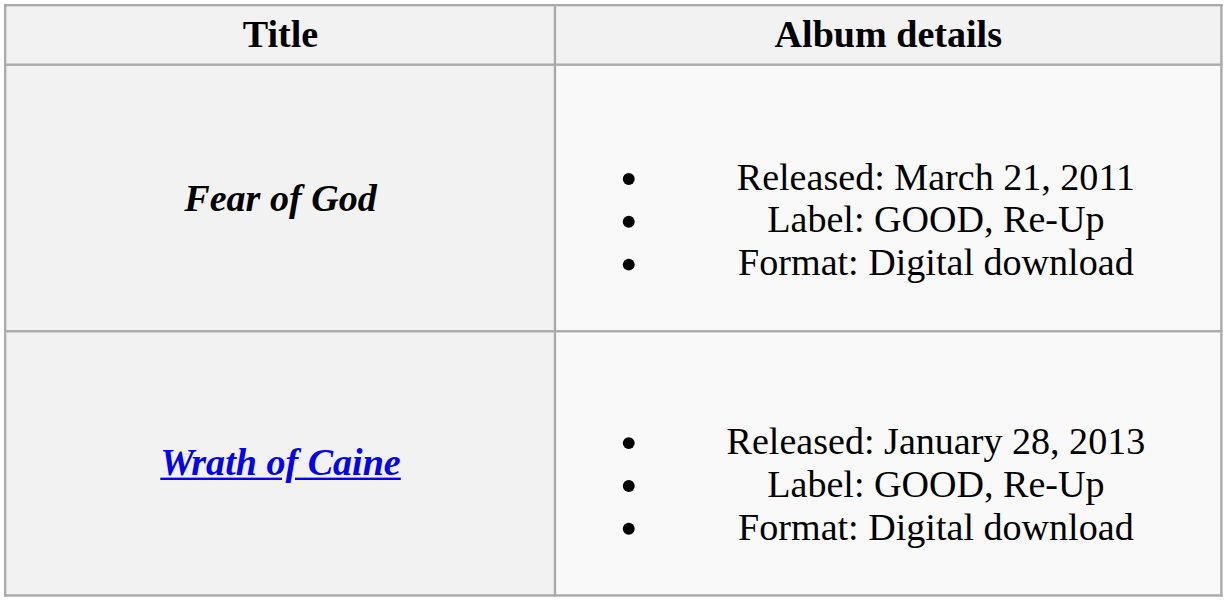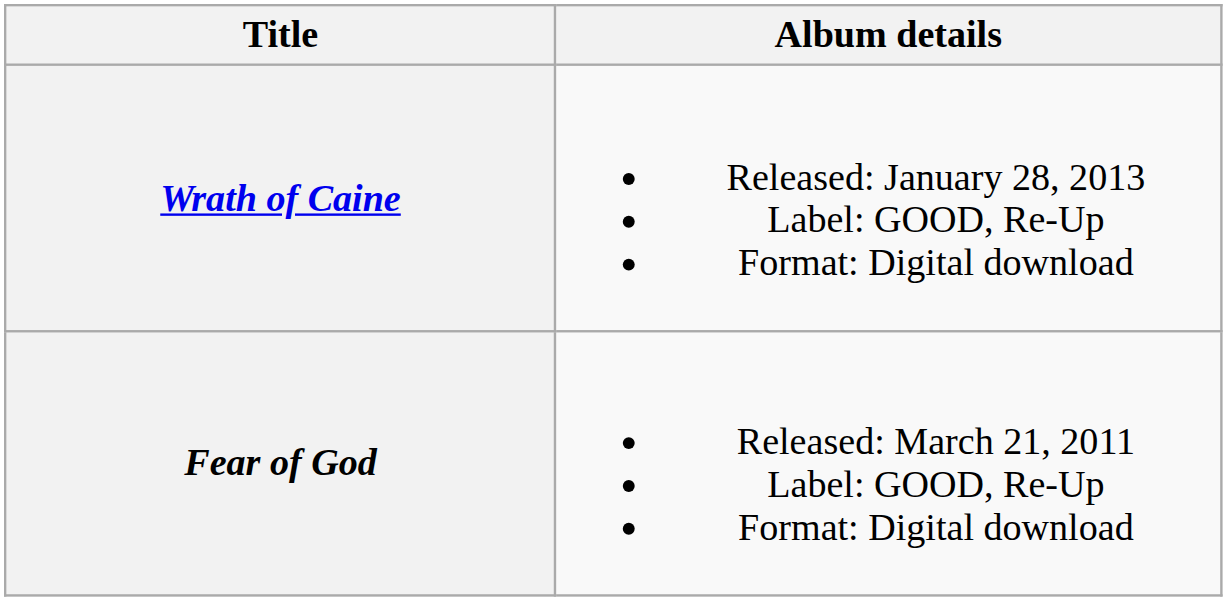rows swapped: (281, 197) <-> (281, 462)
